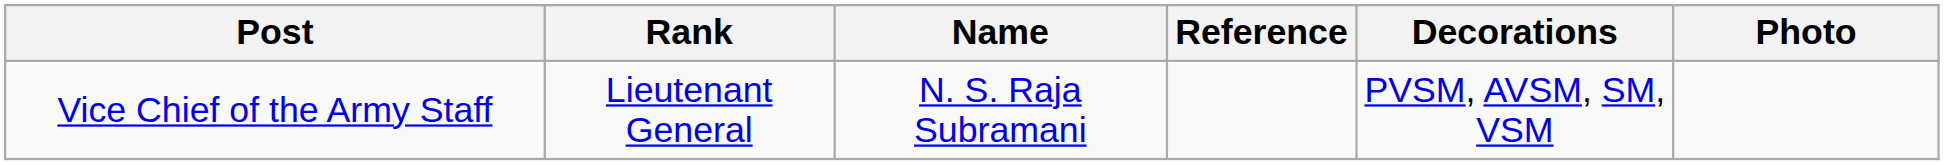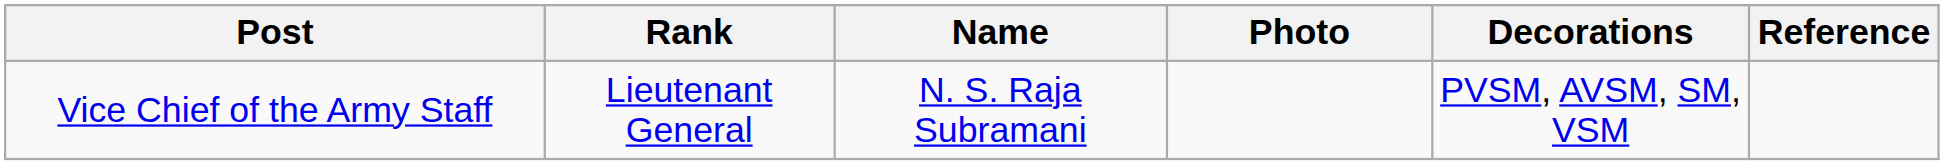columns swapped: (1806, 32) <-> (1262, 32)
